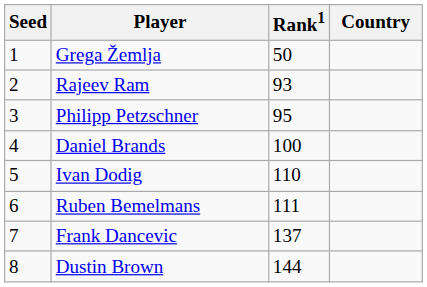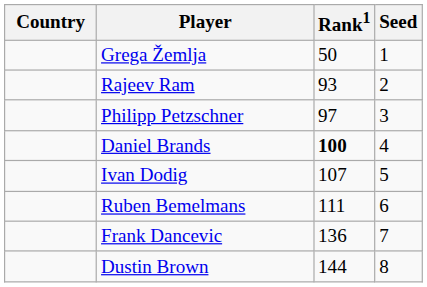columns swapped: (376, 22) <-> (28, 22)
(282, 115) 95 -> (328, 115) 97
(287, 145) normal -> (332, 145) bold
(287, 175) 110 -> (332, 175) 107
(287, 236) 137 -> (332, 236) 136
